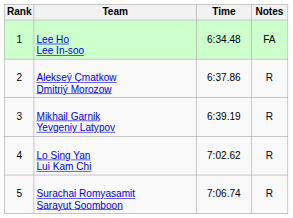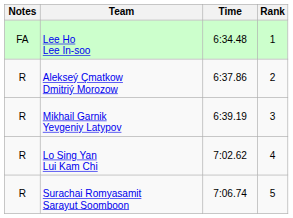columns swapped: (19, 12) <-> (269, 12)
